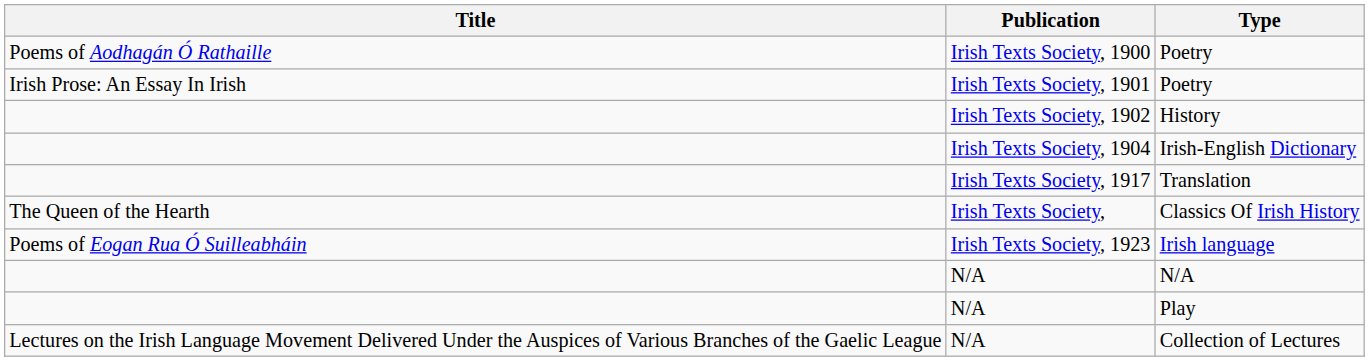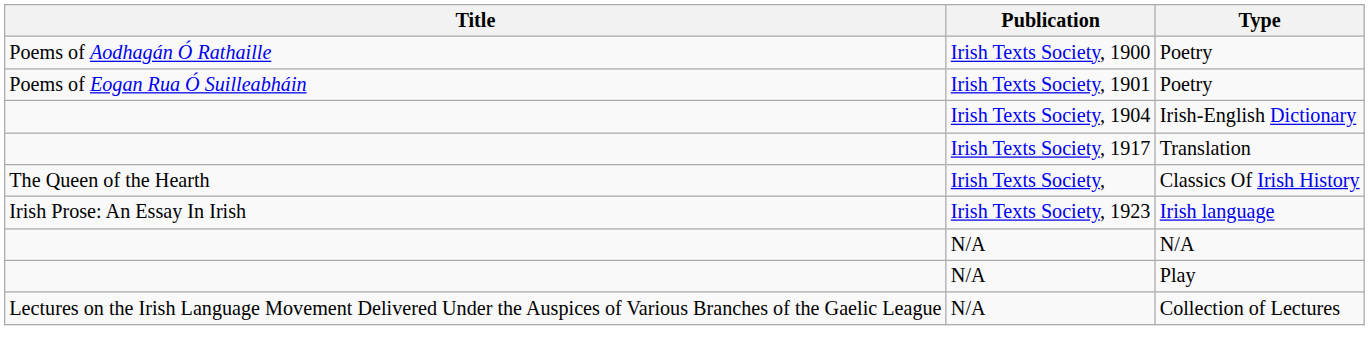(128, 84) Irish Prose: An Essay In Irish -> (158, 84) Poems of Eogan Rua Ó Suilleabháin
- row: (1051, 116)
(158, 244) Poems of Eogan Rua Ó Suilleabháin -> (128, 212) Irish Prose: An Essay In Irish
